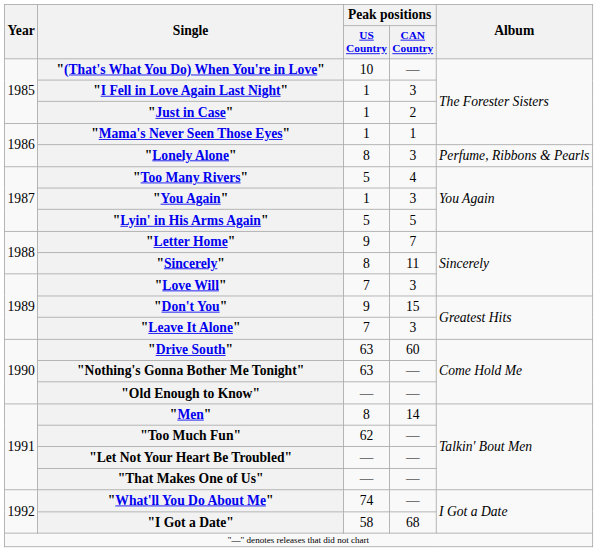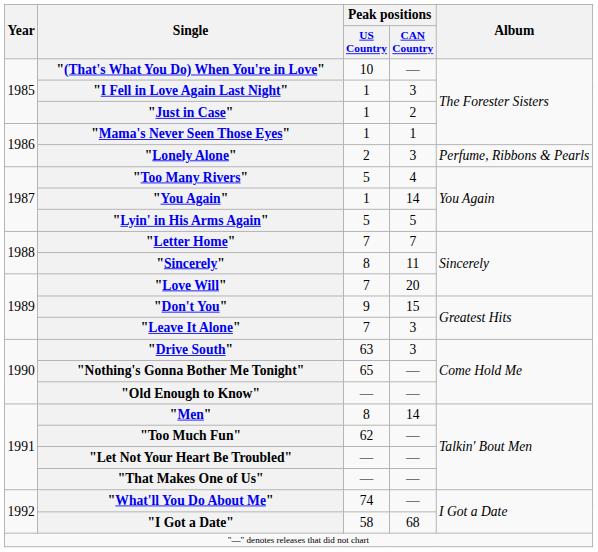(366, 155) 8 -> (366, 155) 2
(413, 198) 3 -> (413, 198) 14
(366, 241) 9 -> (366, 241) 7
(413, 285) 3 -> (413, 285) 20
(413, 349) 60 -> (413, 349) 3
(366, 371) 63 -> (366, 371) 65
